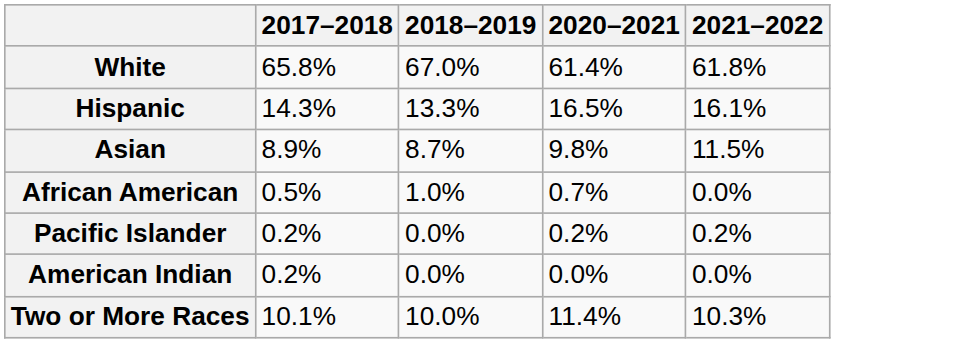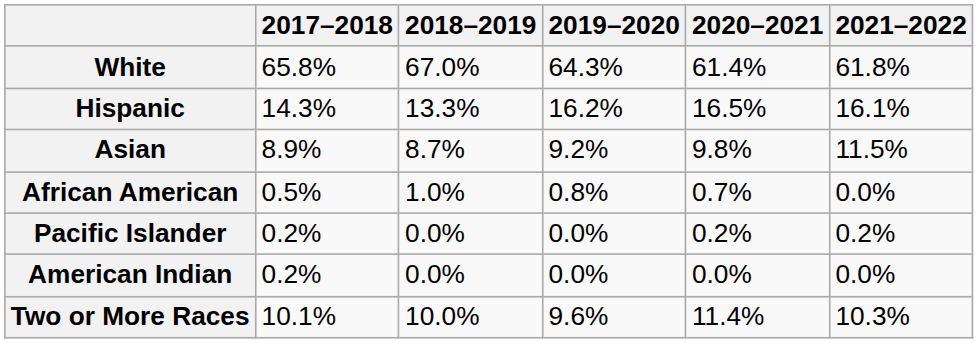+ column: (614, 25)
